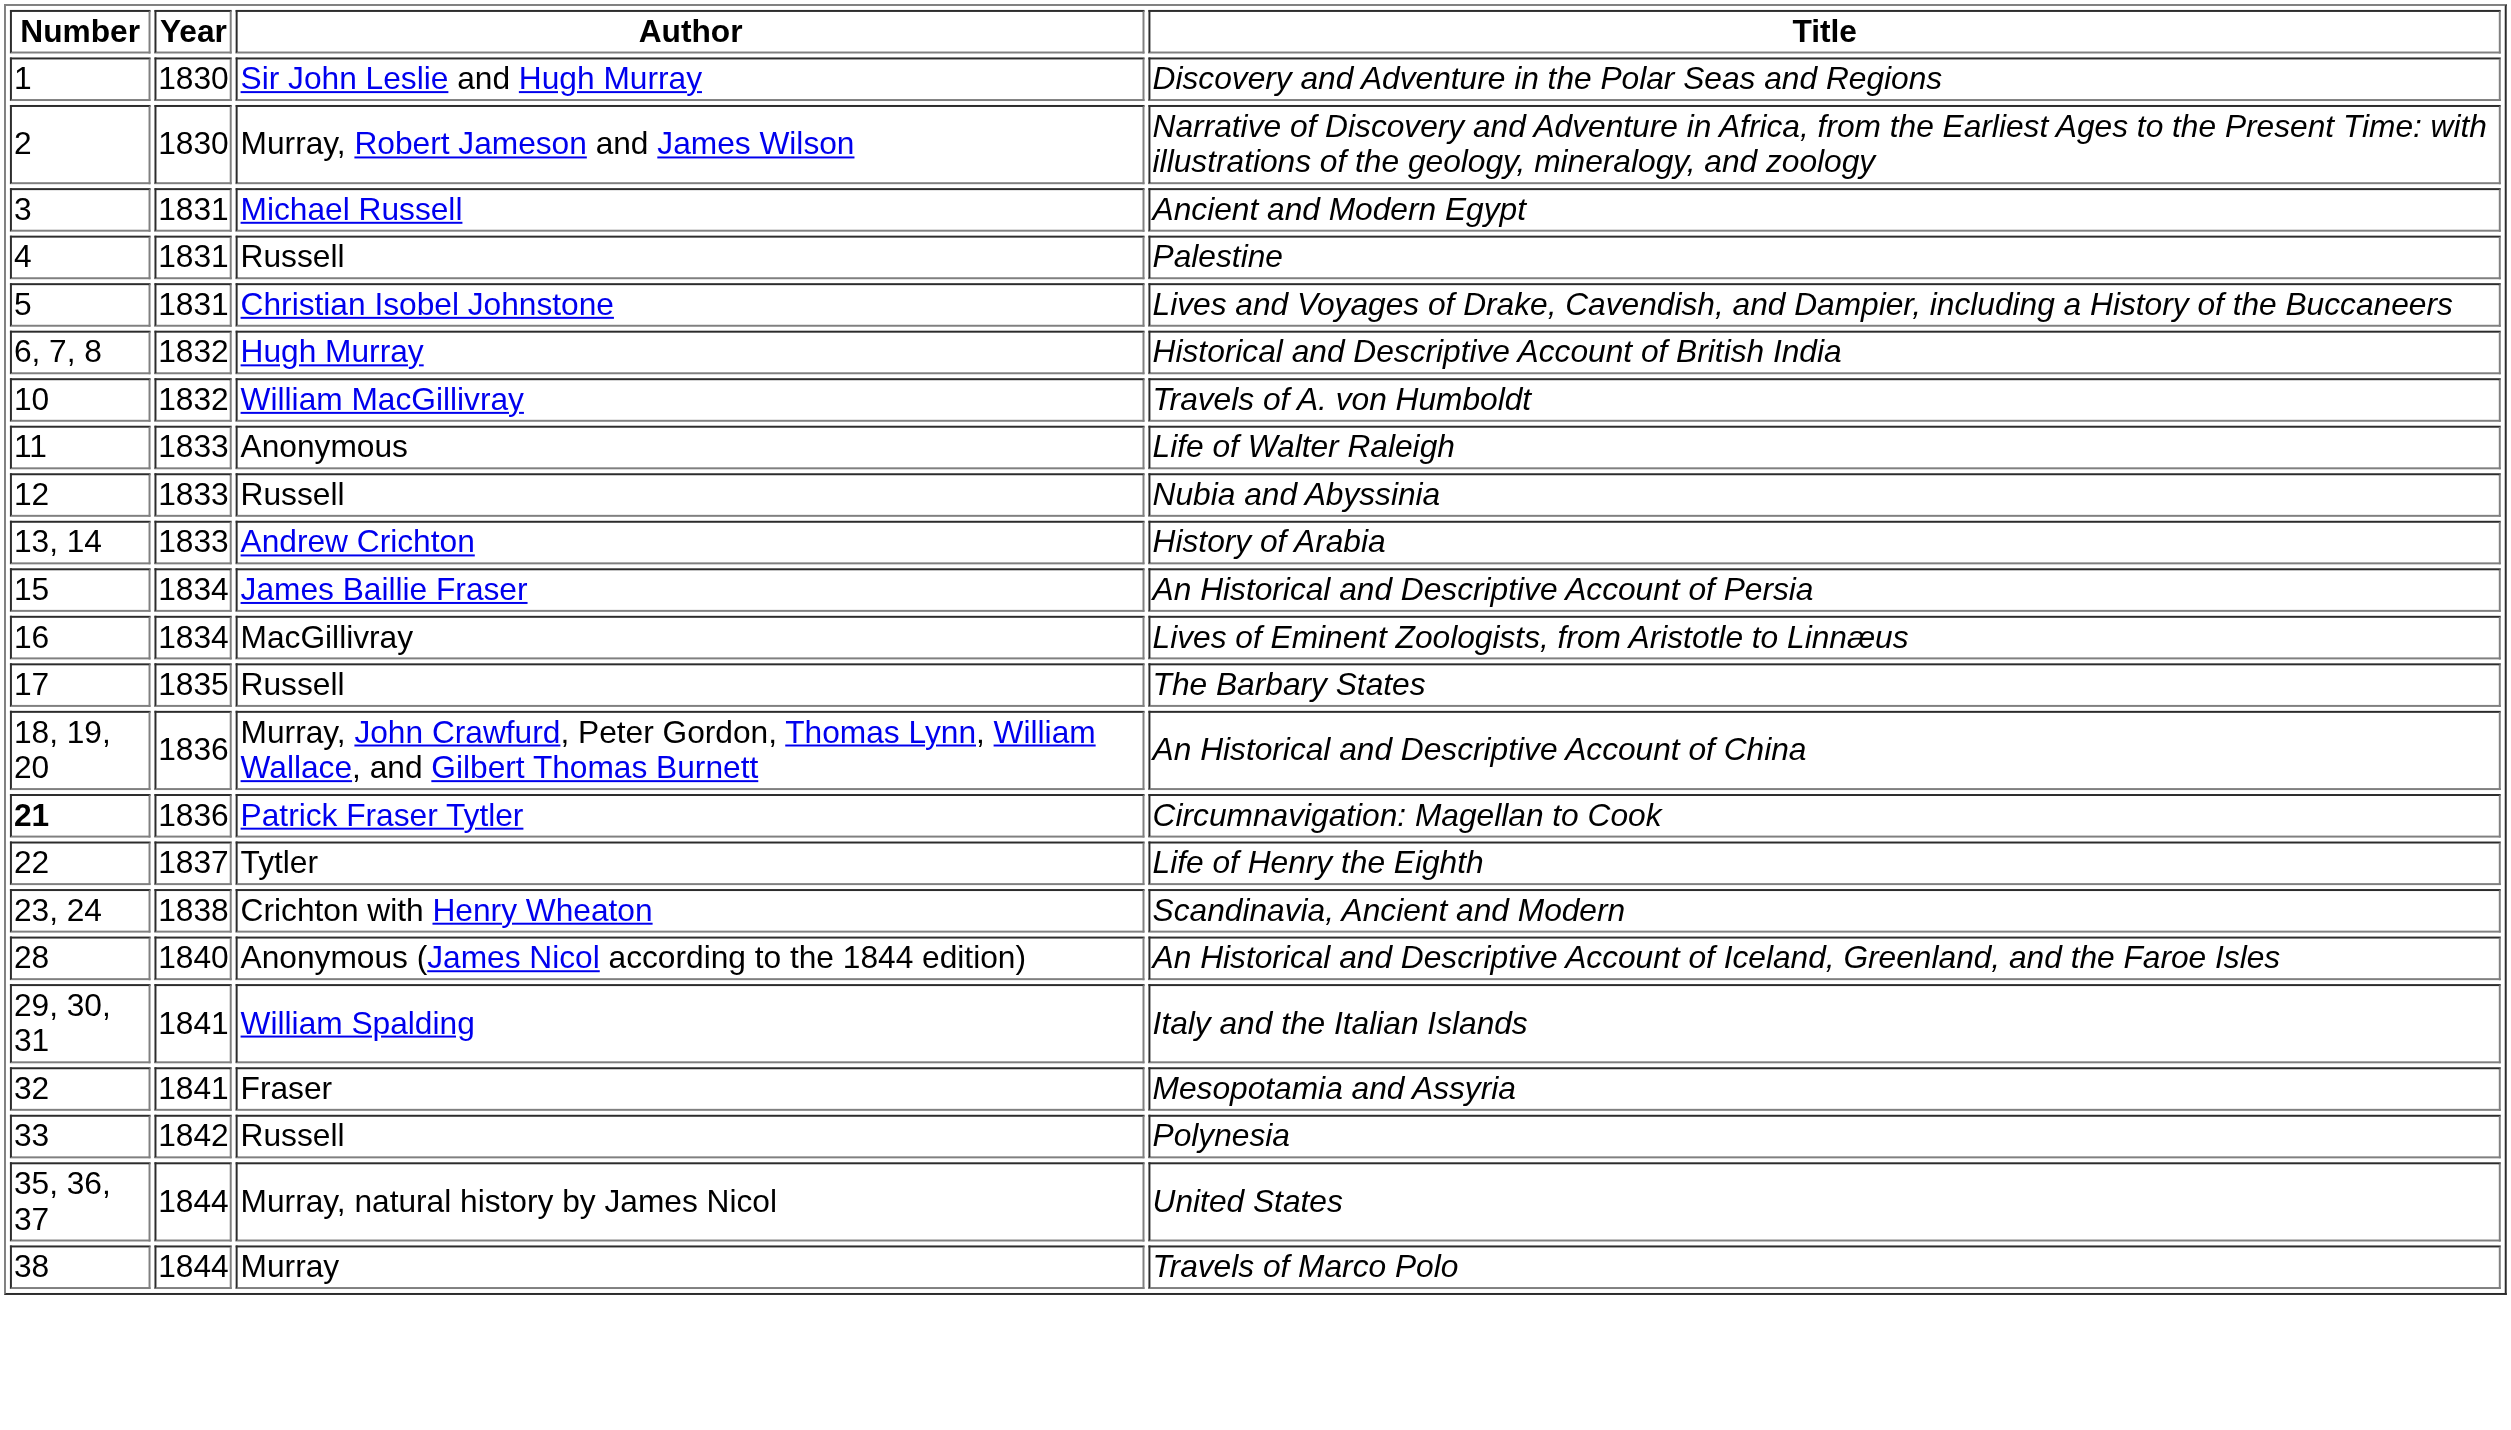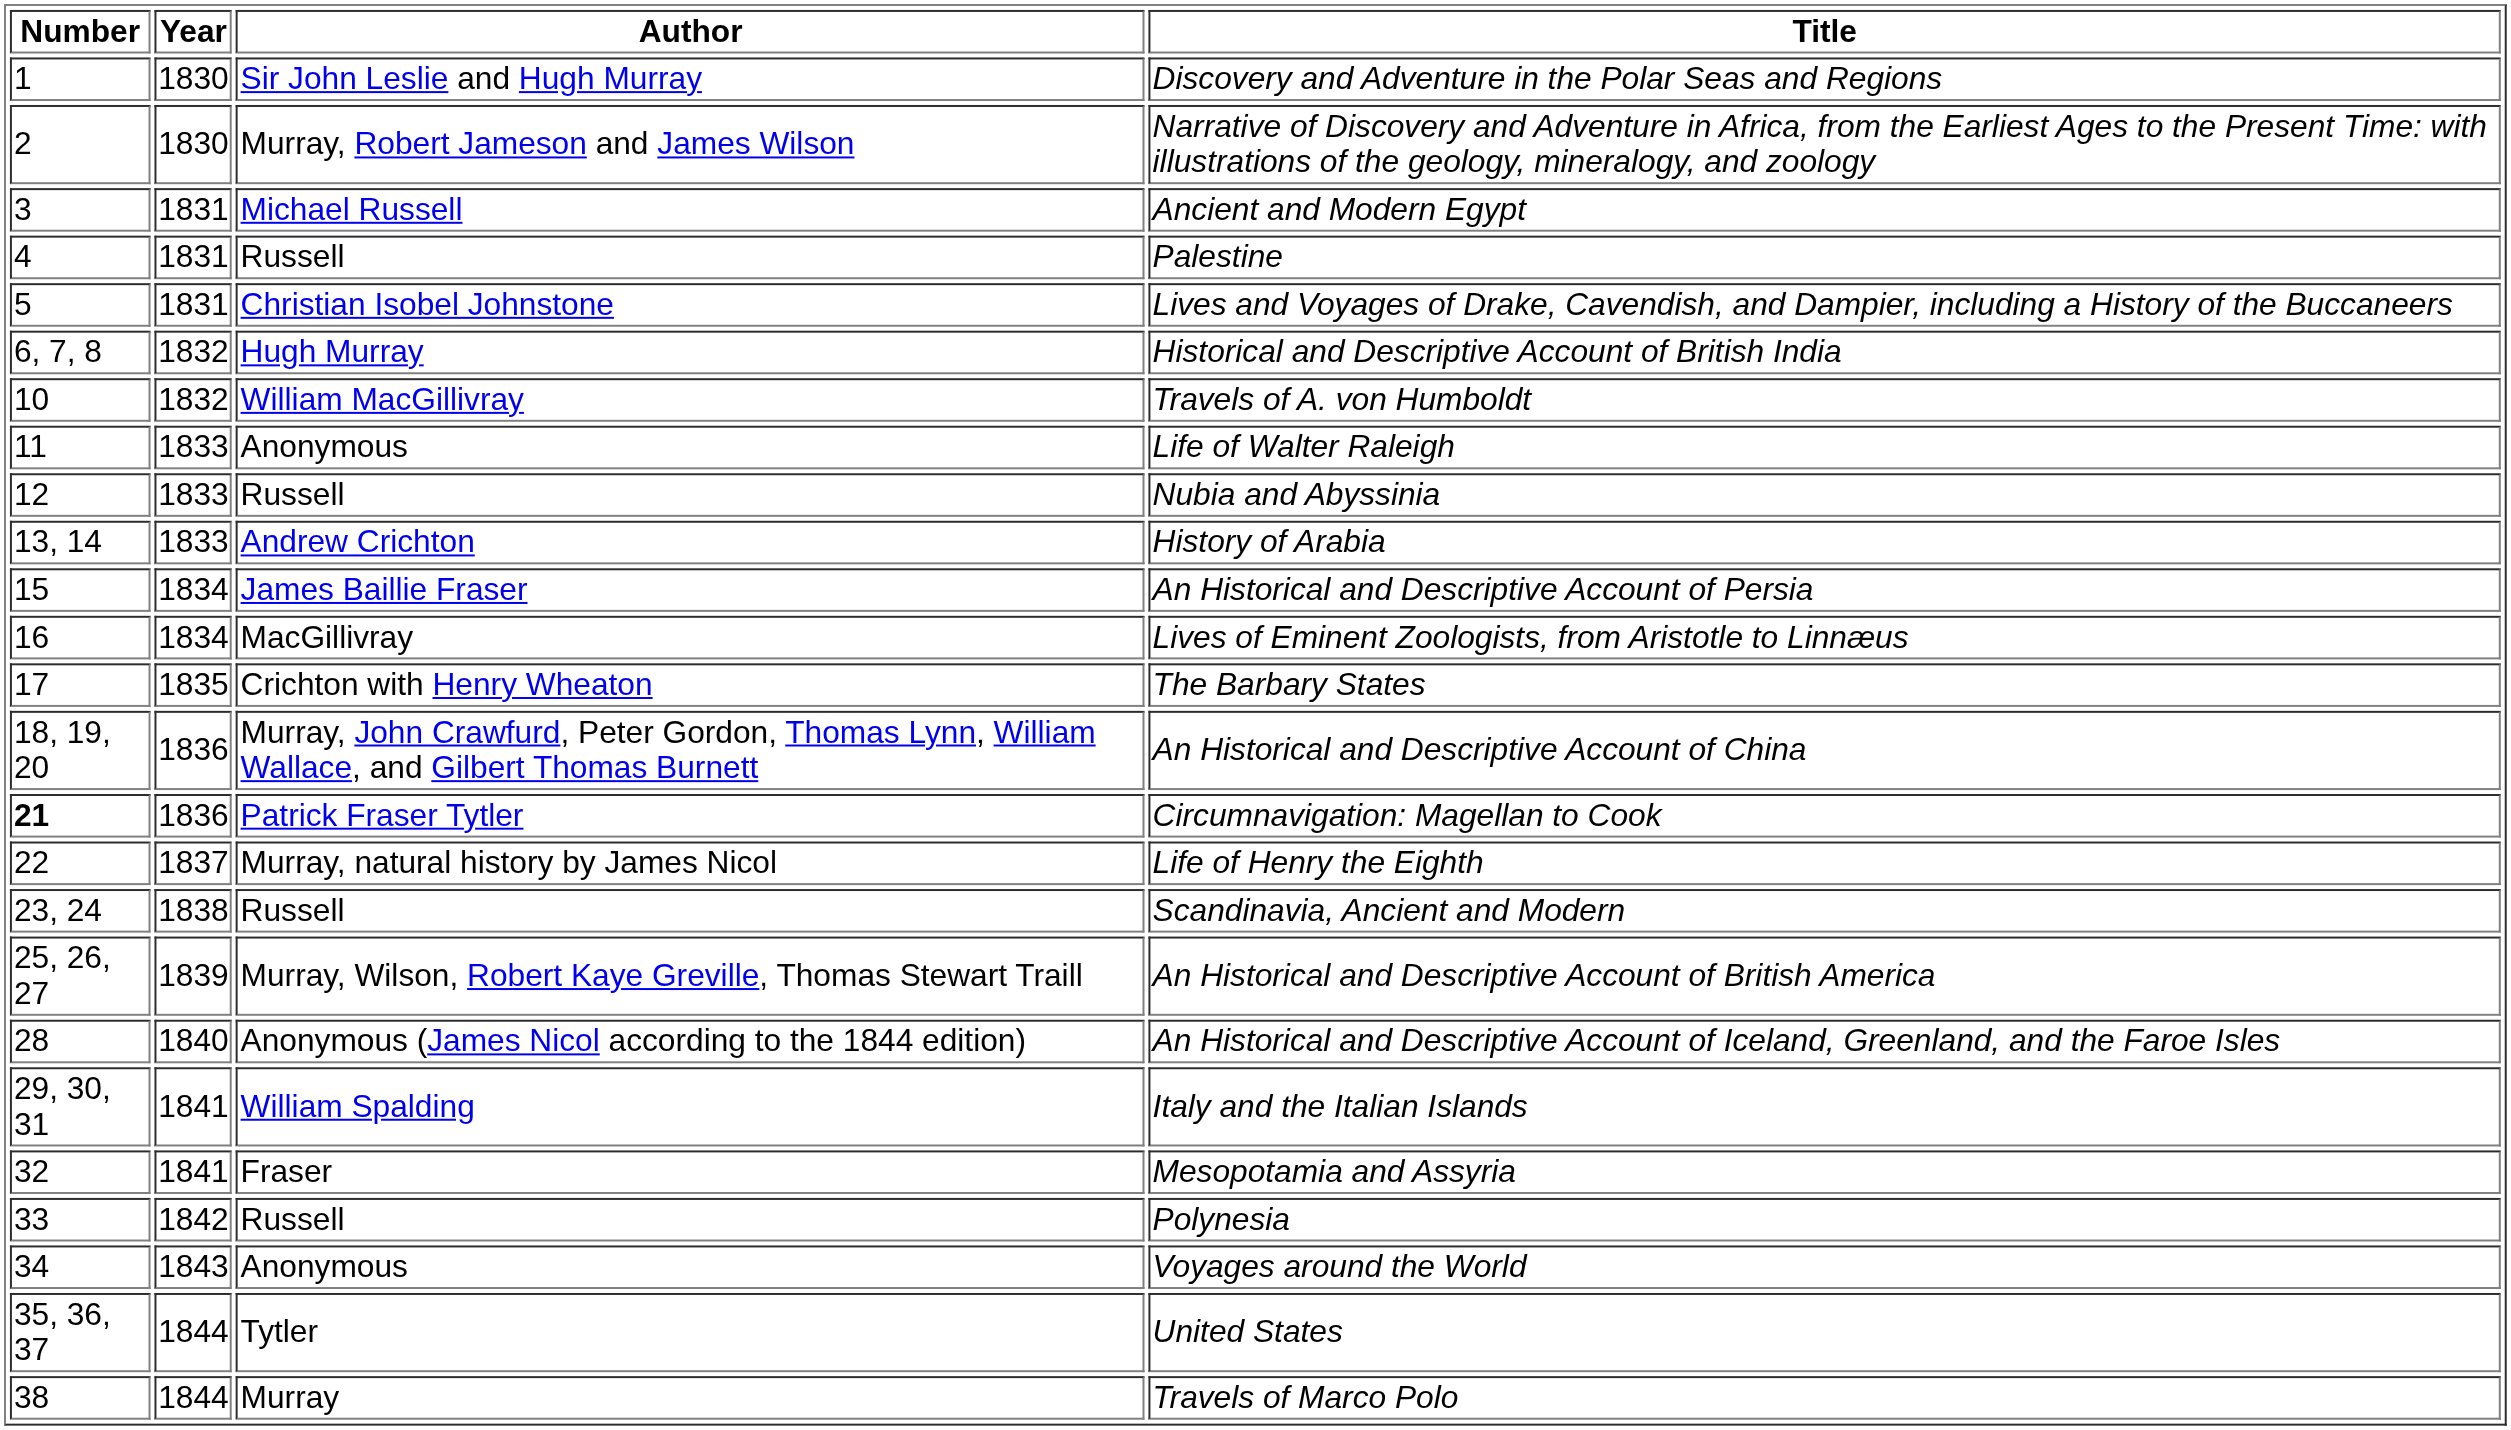(293, 684) Russell -> (447, 684) Crichton with Henry Wheaton
(279, 862) Tytler -> (509, 862) Murray, natural history by James Nicol
(447, 910) Crichton with Henry Wheaton -> (293, 910) Russell
+ row: (1544, 975)
+ row: (1340, 1266)
(509, 1201) Murray, natural history by James Nicol -> (279, 1332) Tytler
